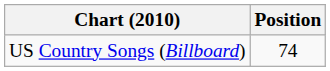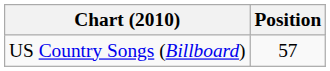(288, 50) 74 -> (288, 50) 57
